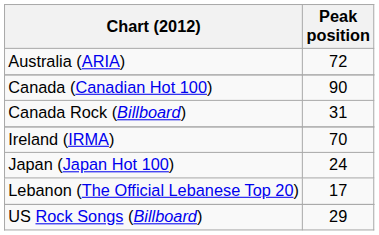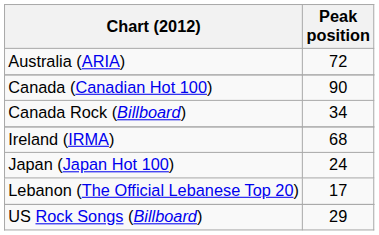(338, 113) 31 -> (338, 113) 34
(338, 139) 70 -> (338, 139) 68
